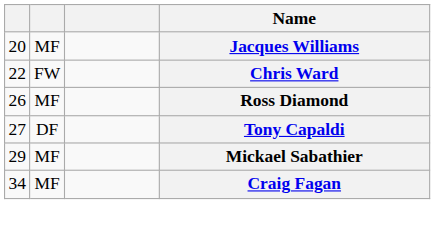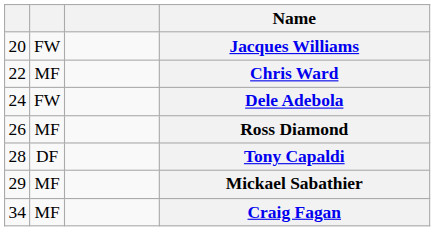(47, 45) MF -> (47, 45) FW
(47, 73) FW -> (47, 73) MF
+ row: (294, 101)
(17, 128) 27 -> (17, 156) 28
